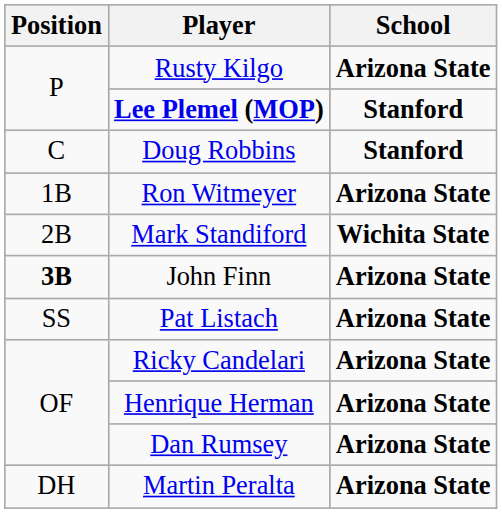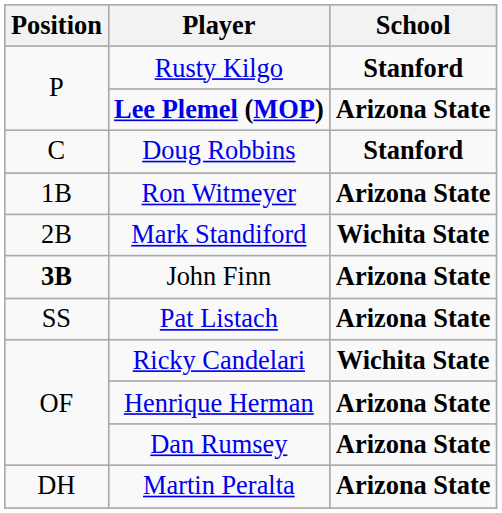(413, 67) Arizona State -> (413, 67) Stanford
(413, 109) Stanford -> (413, 109) Arizona State
(413, 360) Arizona State -> (413, 360) Wichita State
